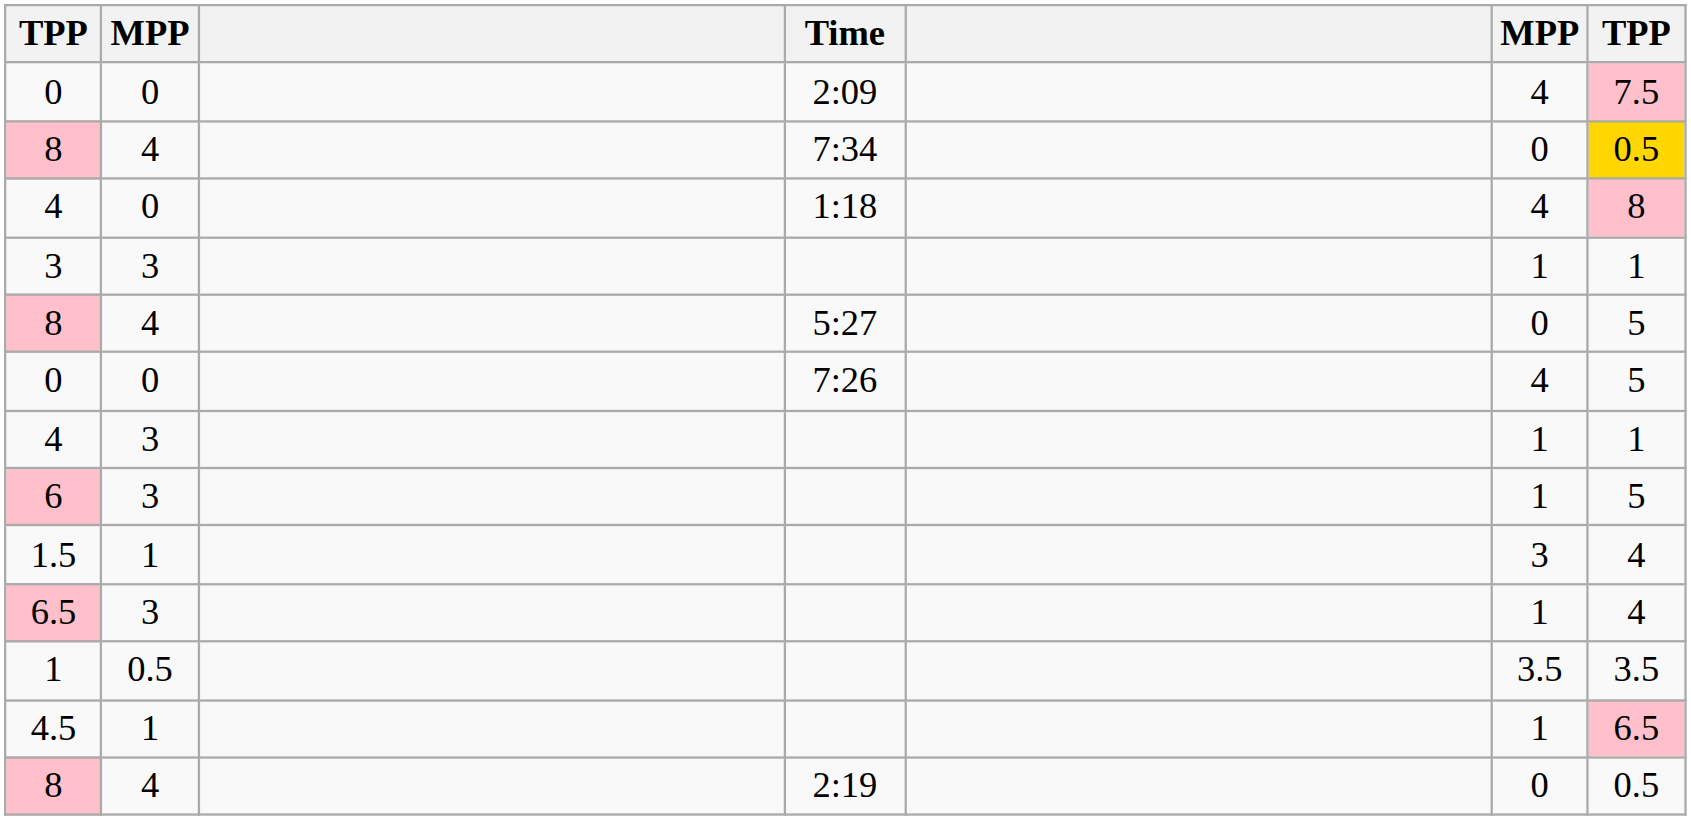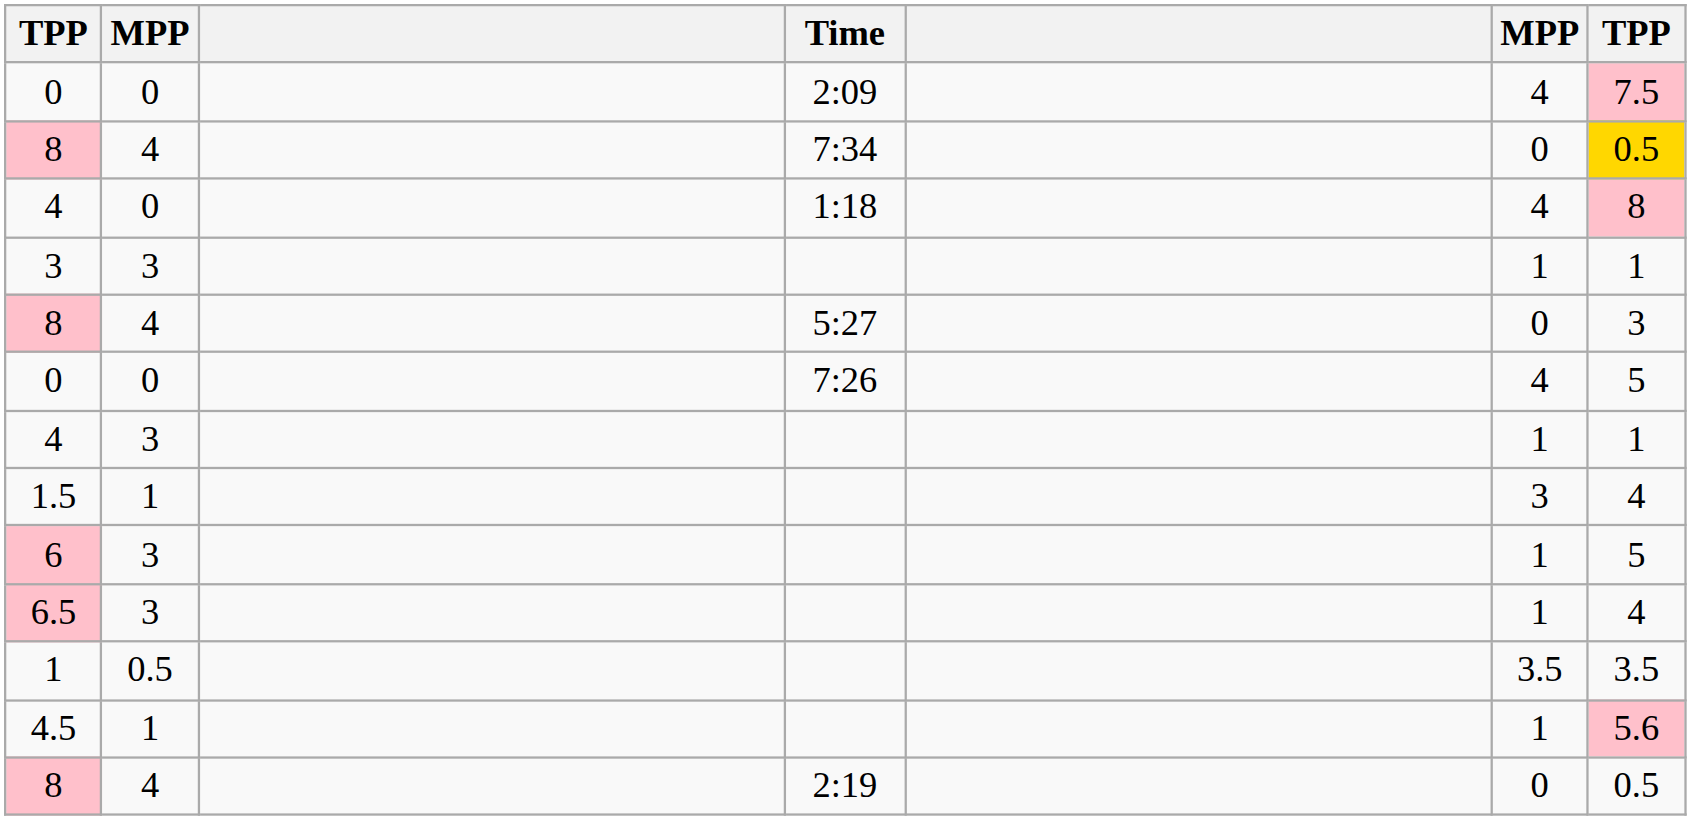(1636, 322) 5 -> (1636, 322) 3
rows swapped: (53, 496) <-> (53, 554)
(1636, 727) 6.5 -> (1636, 727) 5.6
